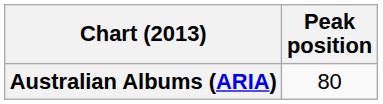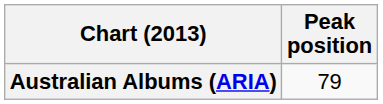(330, 81) 80 -> (330, 81) 79
